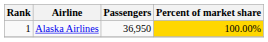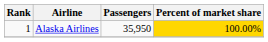(137, 28) 36,950 -> (137, 28) 35,950
